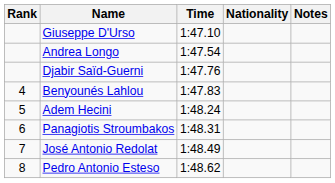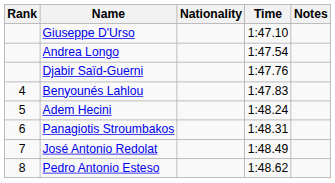columns swapped: (257, 14) <-> (200, 14)
